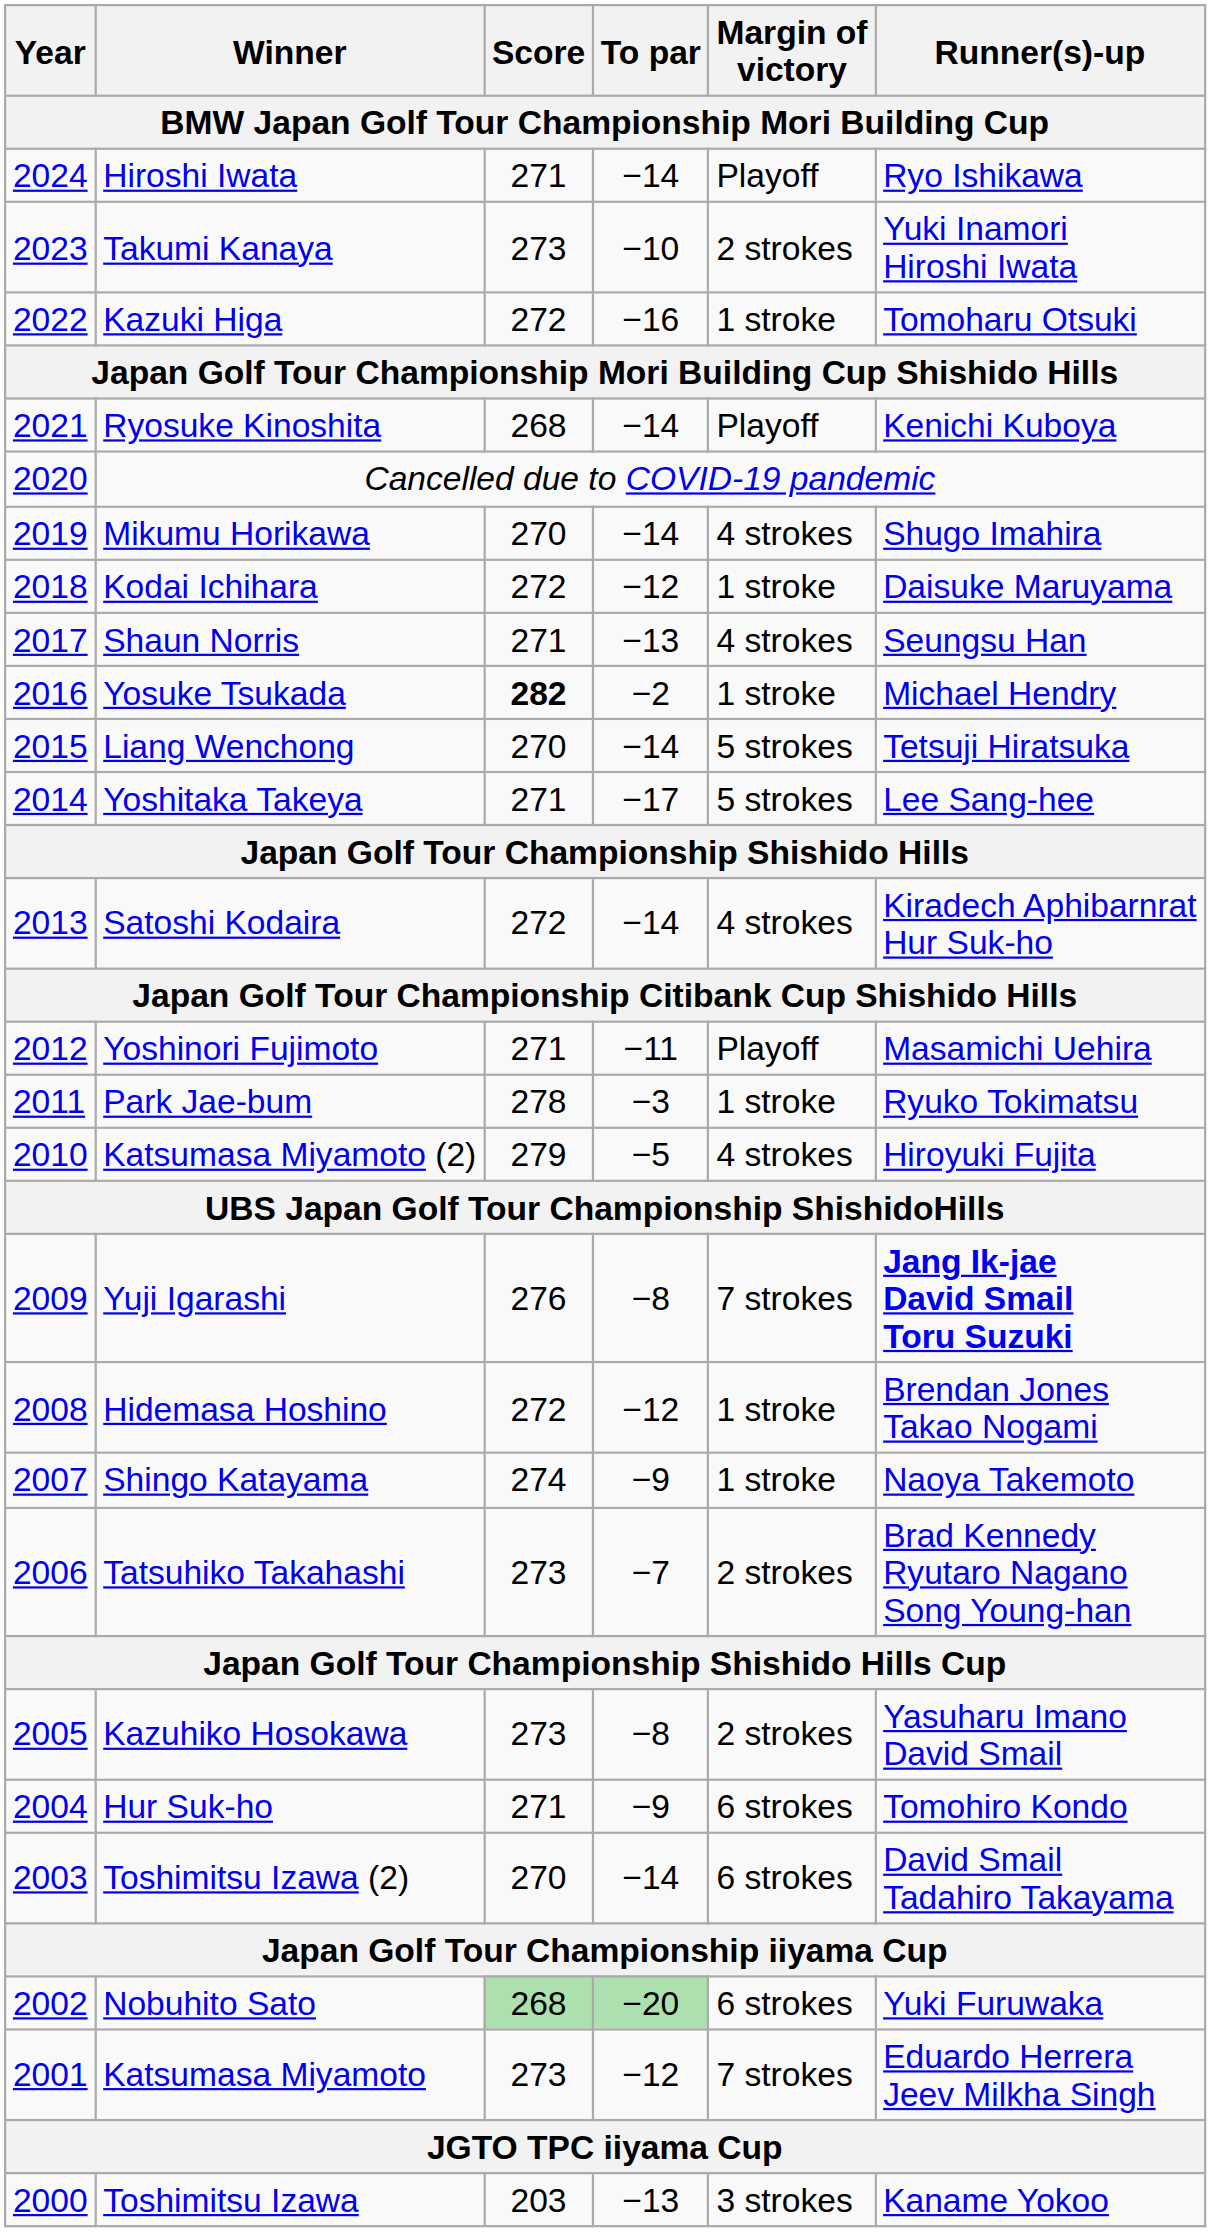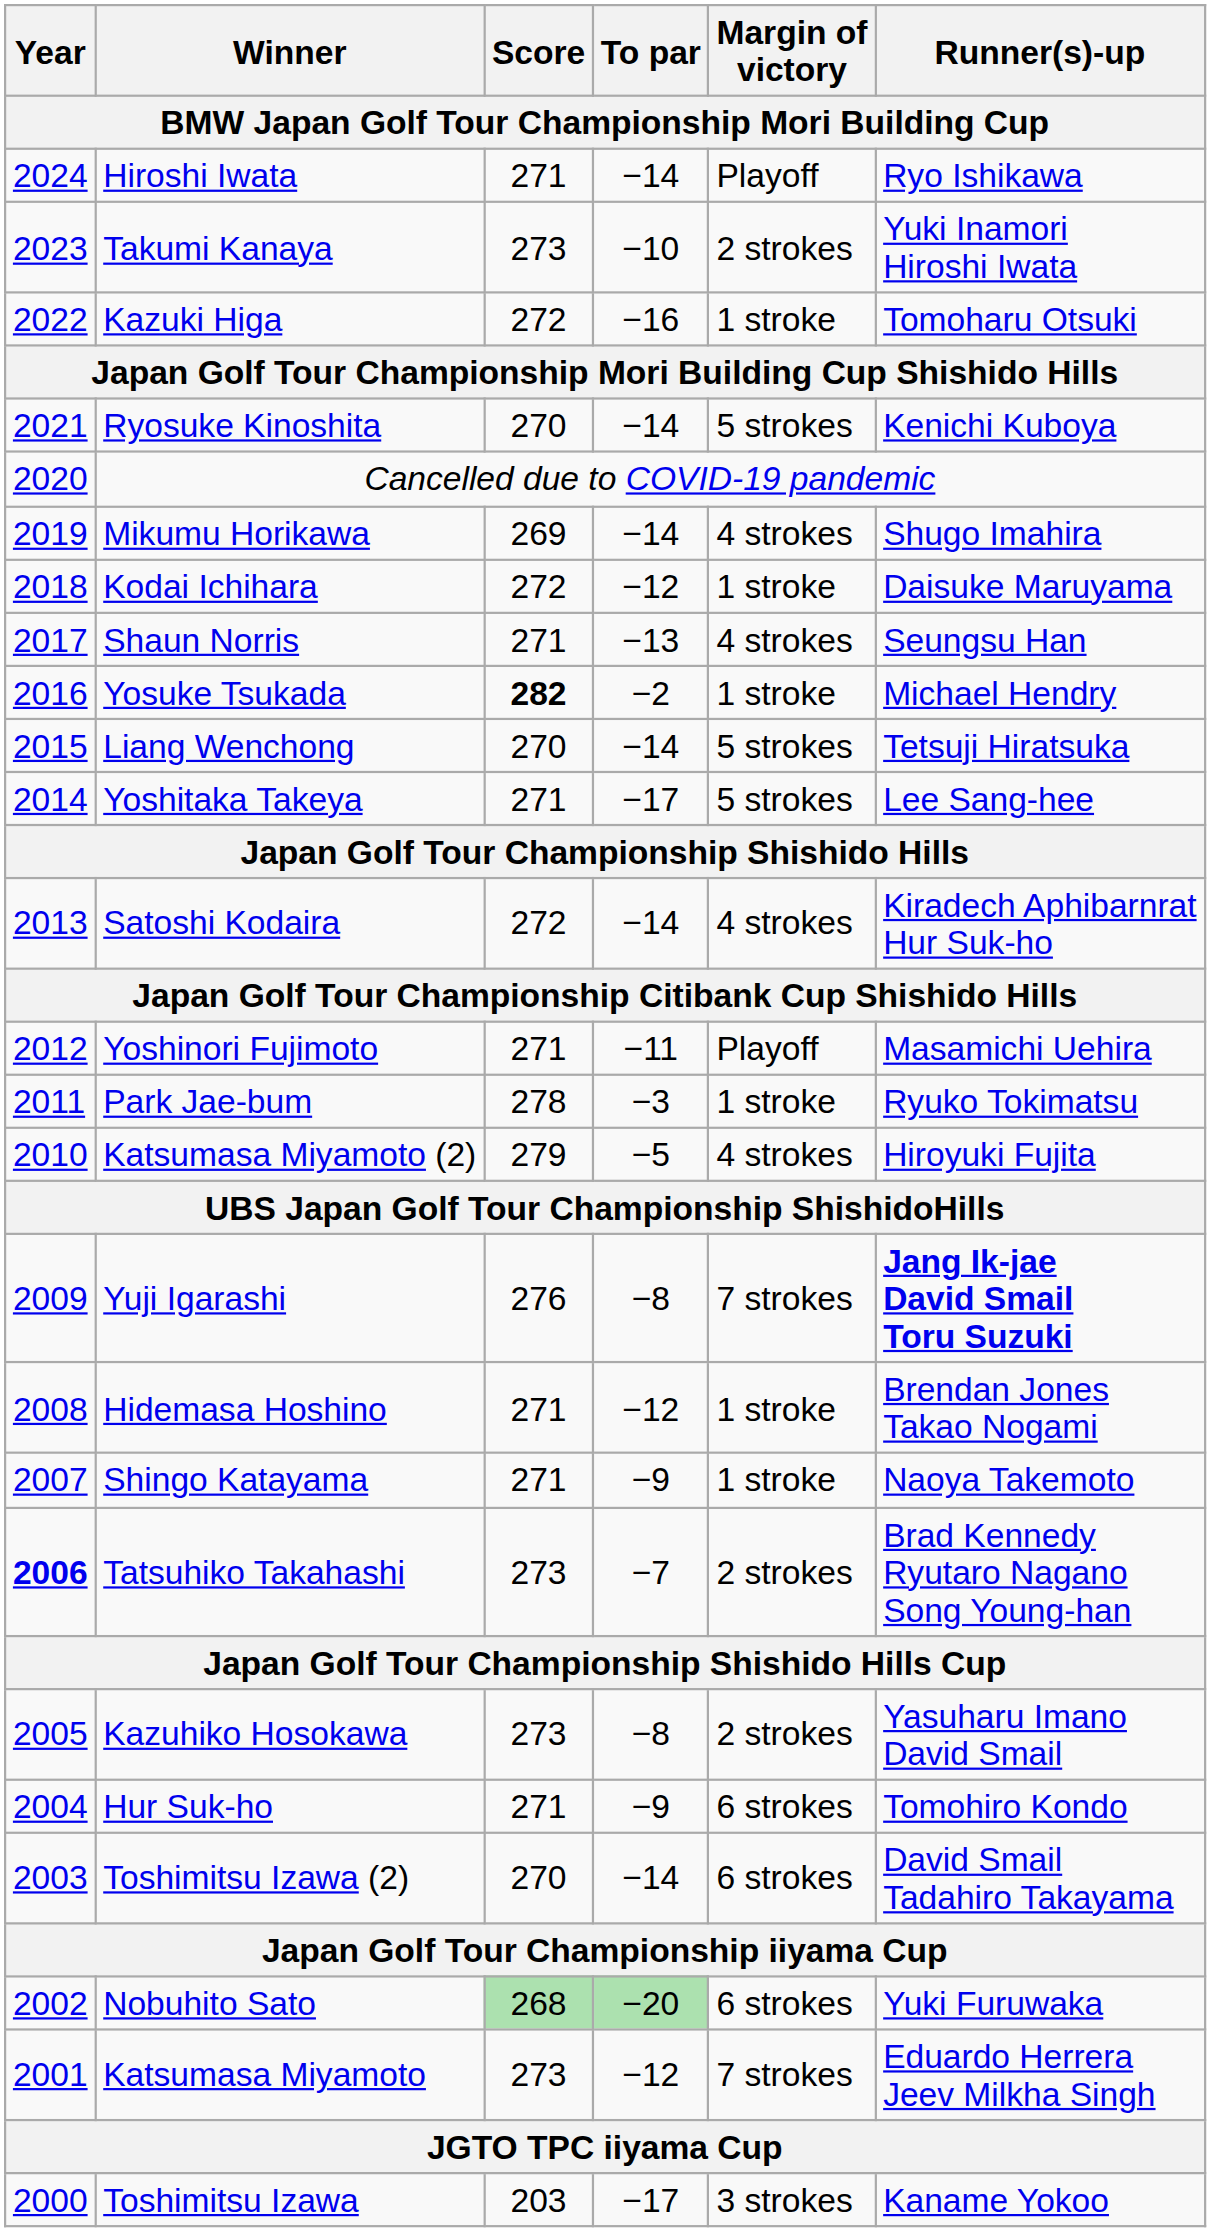(539, 426) 268 -> (539, 426) 270
(767, 426) Playoff -> (785, 426) 5 strokes
(539, 532) 270 -> (539, 532) 269
(539, 1408) 272 -> (539, 1408) 271
(539, 1480) 274 -> (539, 1480) 271
(50, 1571) normal -> (50, 1571) bold
(651, 2200) −13 -> (651, 2200) −17
